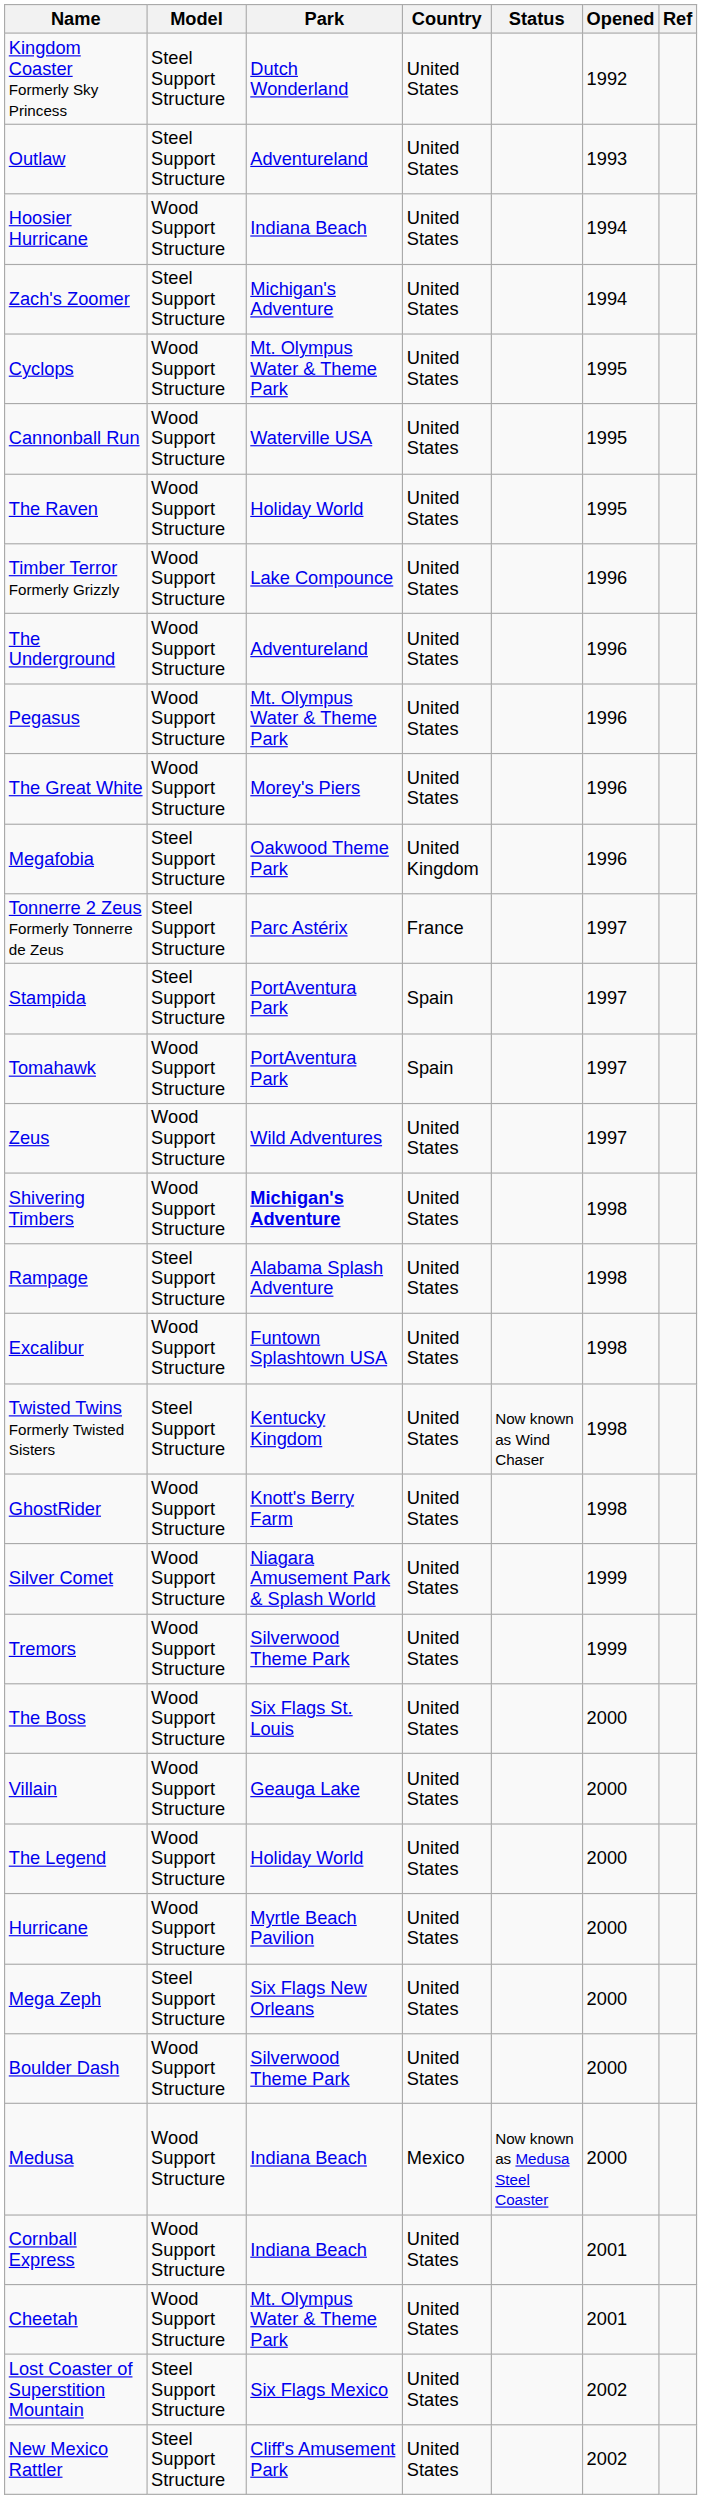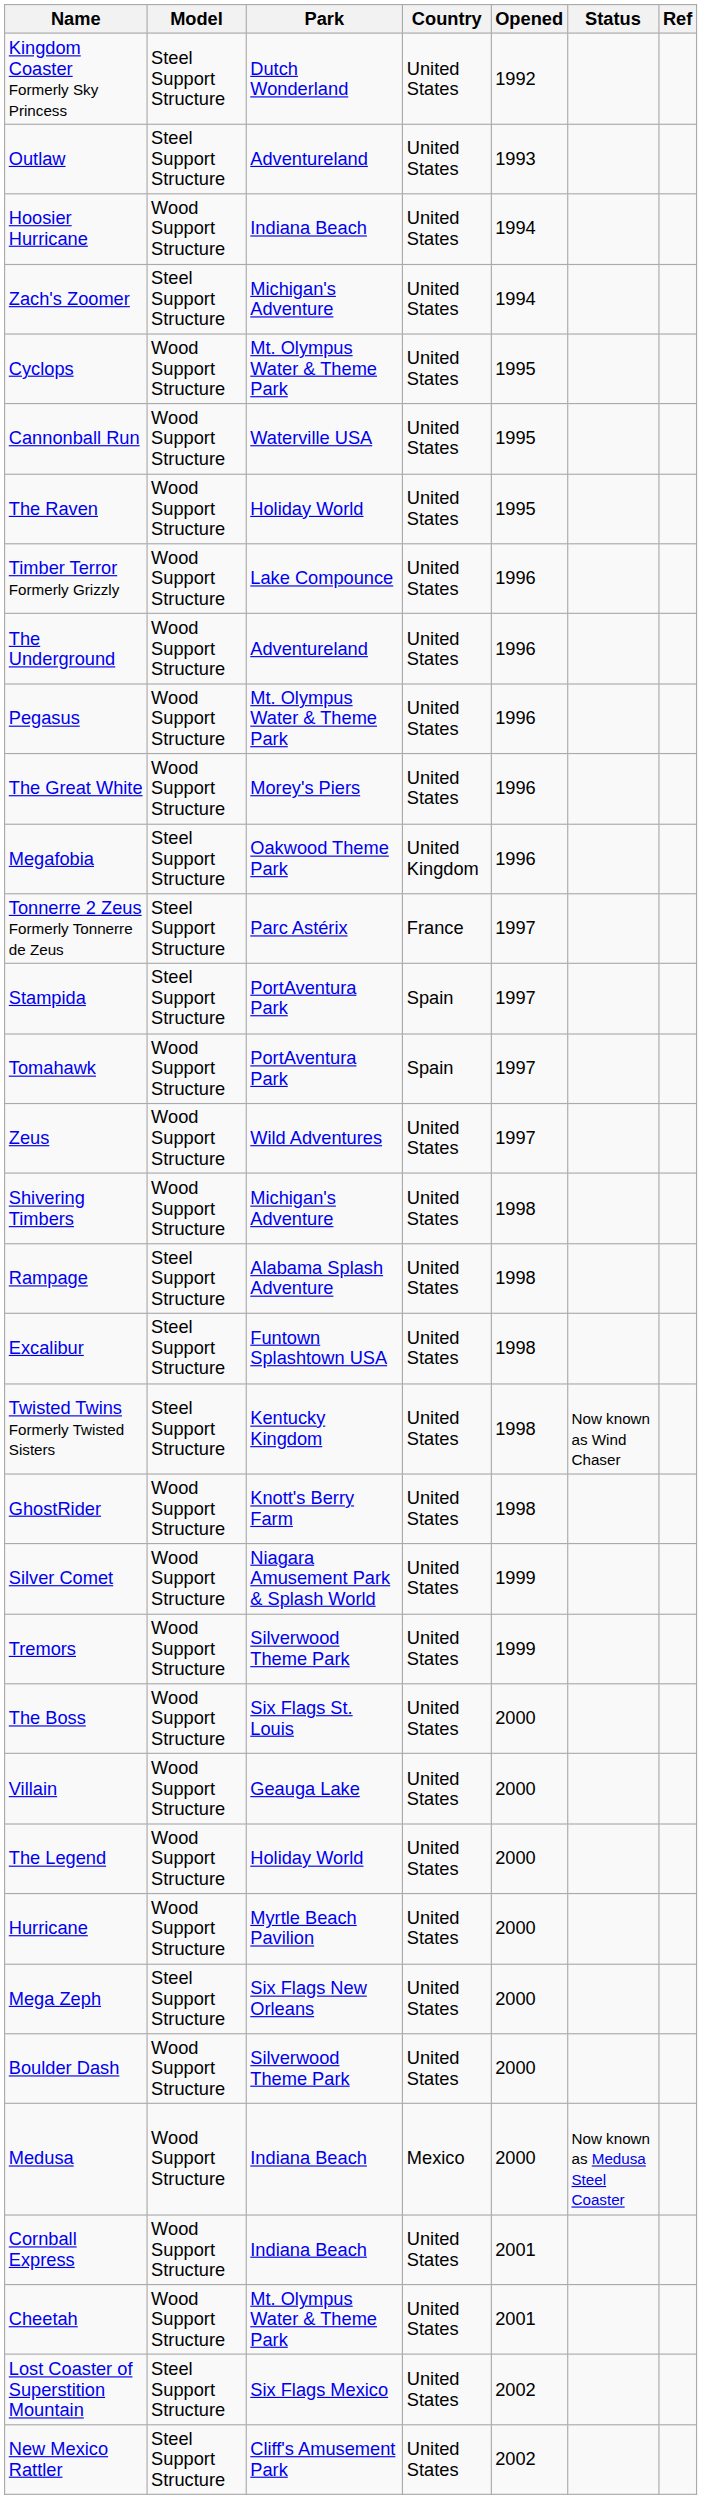columns swapped: (621, 18) <-> (537, 18)
(297, 1208) bold -> (293, 1208) normal
(188, 1348) Wood Support Structure -> (188, 1348) Steel Support Structure
